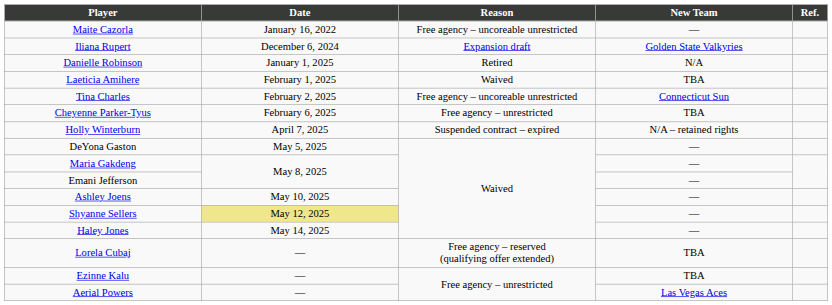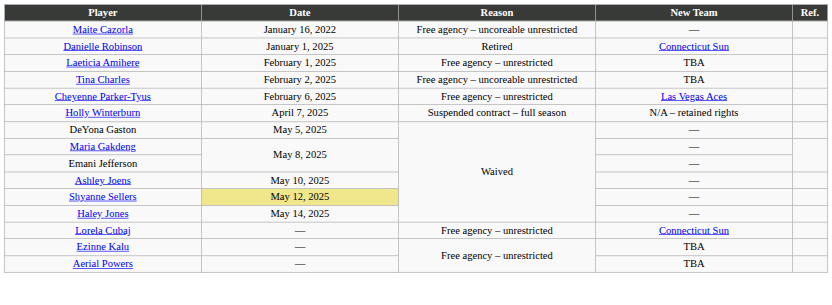- row: (103, 46)
(694, 63) N/A -> (694, 46) Connecticut Sun
(497, 79) Waived -> (497, 63) Free agency – unrestricted
(694, 96) Connecticut Sun -> (694, 79) TBA
(694, 113) TBA -> (694, 96) Las Vegas Aces
(497, 130) Suspended contract – expired -> (497, 113) Suspended contract – full season
(497, 253) Free agency – reserved (qualifying offer extended) -> (497, 230) Free agency – unrestricted
(694, 253) TBA -> (694, 230) Connecticut Sun
(694, 292) Las Vegas Aces -> (694, 264) TBA
